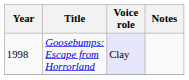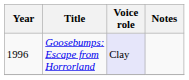(18, 54) 1998 -> (18, 54) 1996
